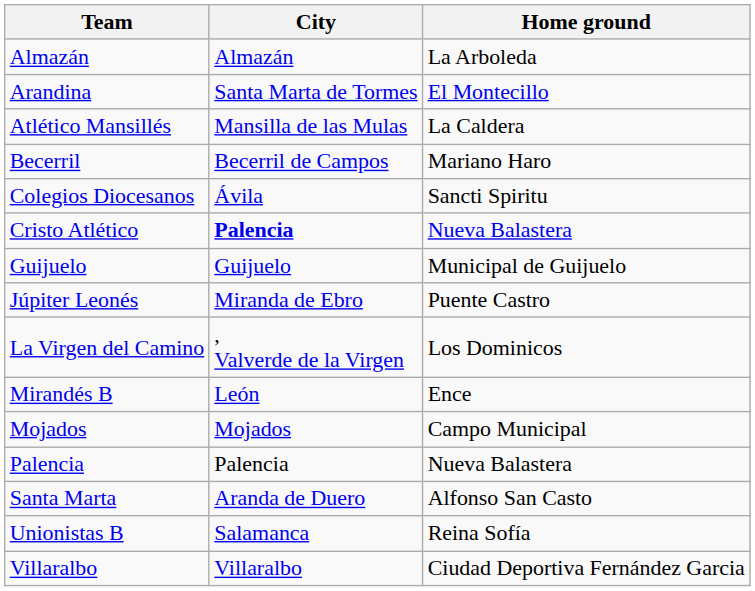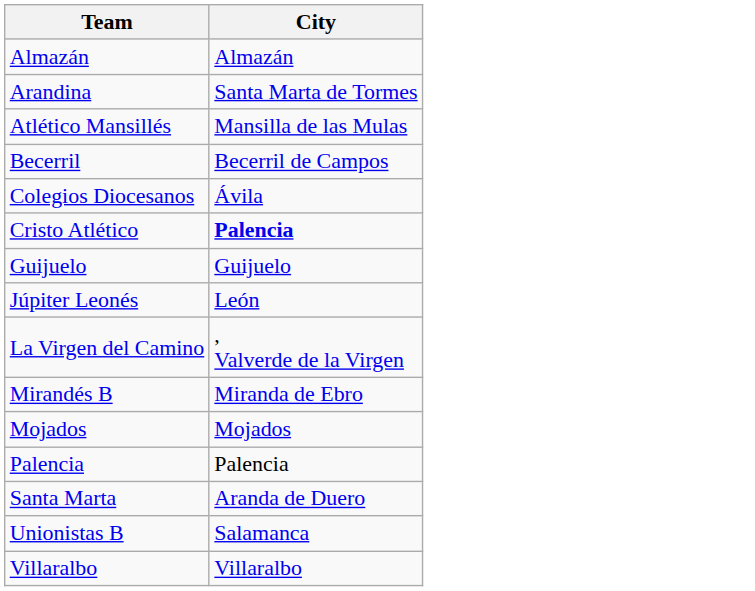- column: (586, 21)
(289, 299) Miranda de Ebro -> (237, 299) León
(237, 394) León -> (289, 394) Miranda de Ebro
